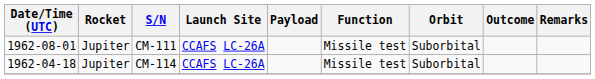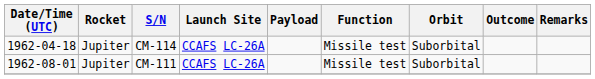rows swapped: (156, 64) <-> (156, 46)
